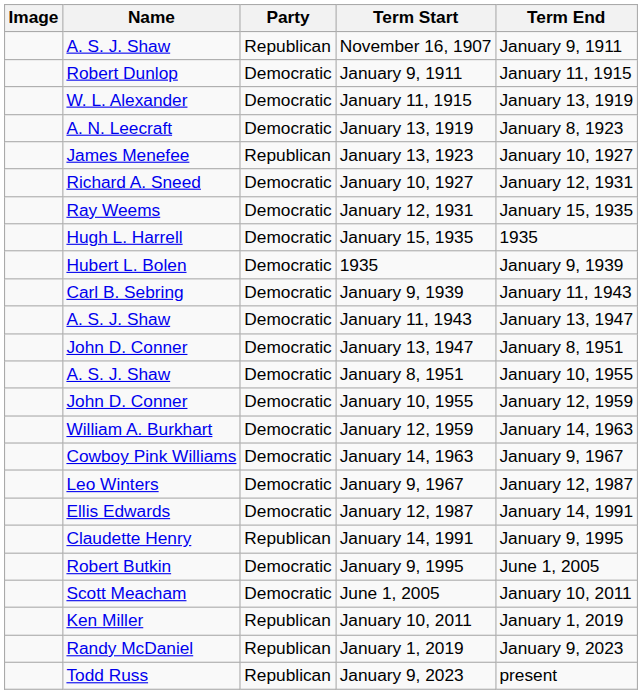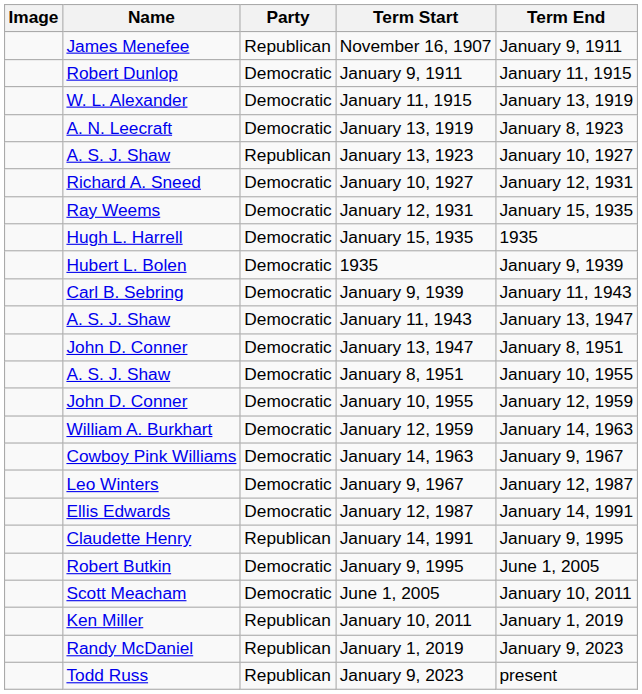(118, 45) A. S. J. Shaw -> (128, 45) James Menefee
(128, 155) James Menefee -> (118, 155) A. S. J. Shaw
